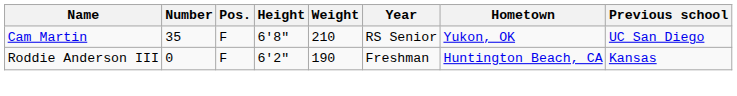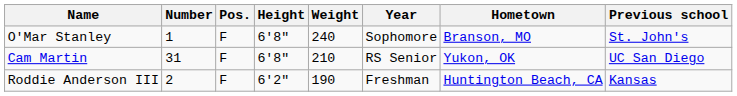+ row: (59, 37)
(173, 37) 35 -> (173, 59) 31
(169, 59) 0 -> (169, 80) 2
